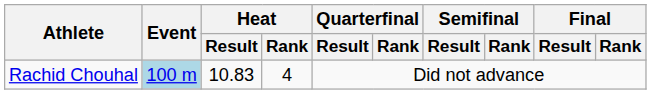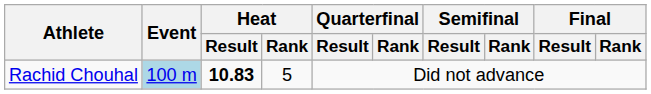(231, 75) normal -> (231, 75) bold
(287, 75) 4 -> (287, 75) 5
